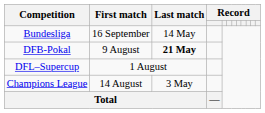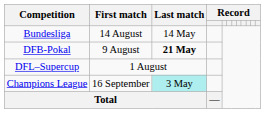(121, 34) 16 September -> (121, 34) 14 August
(121, 83) 14 August -> (121, 83) 16 September
(179, 83) no background -> (179, 83) paleturquoise background
